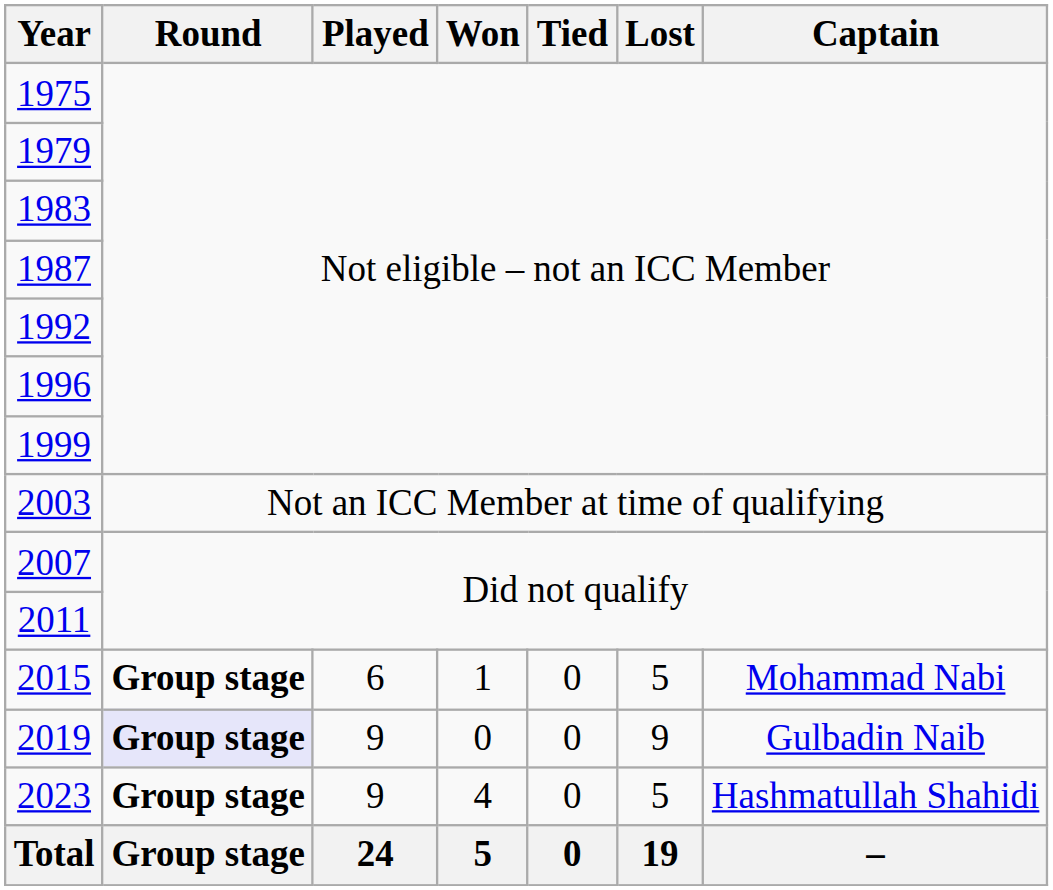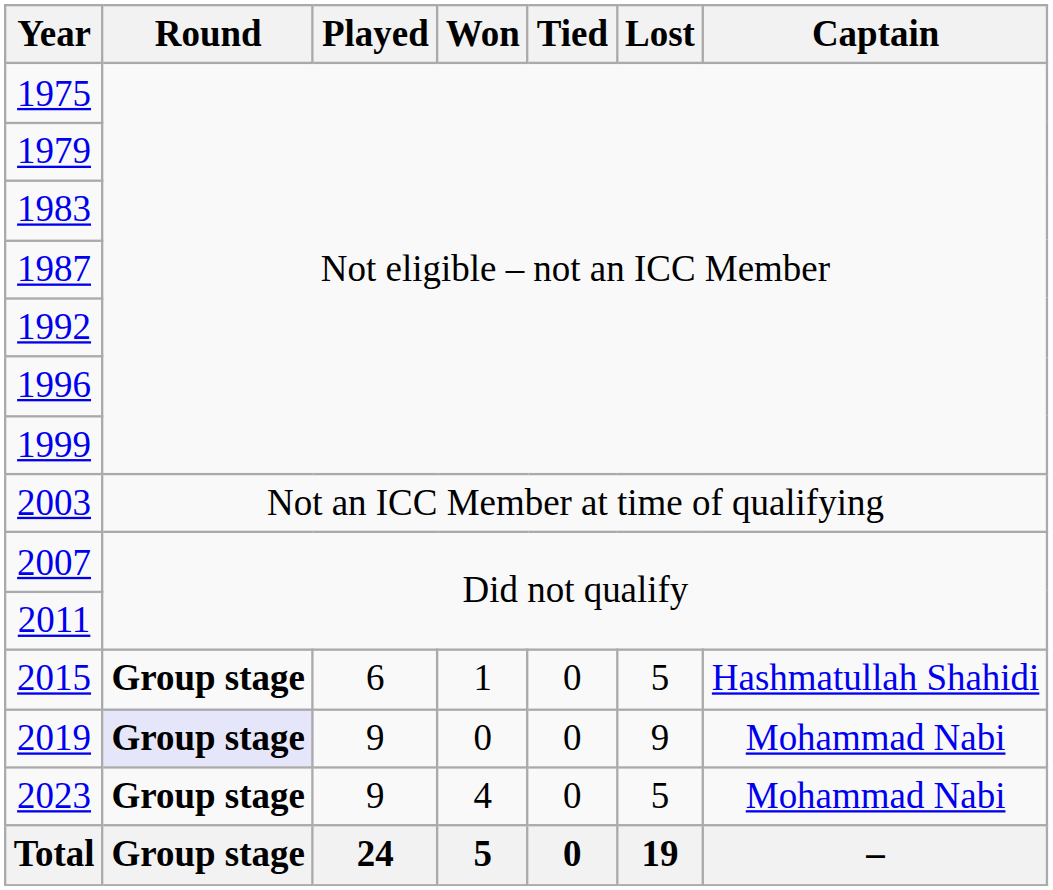(876, 678) Mohammad Nabi -> (876, 678) Hashmatullah Shahidi
(876, 737) Gulbadin Naib -> (876, 737) Mohammad Nabi
(876, 795) Hashmatullah Shahidi -> (876, 795) Mohammad Nabi
